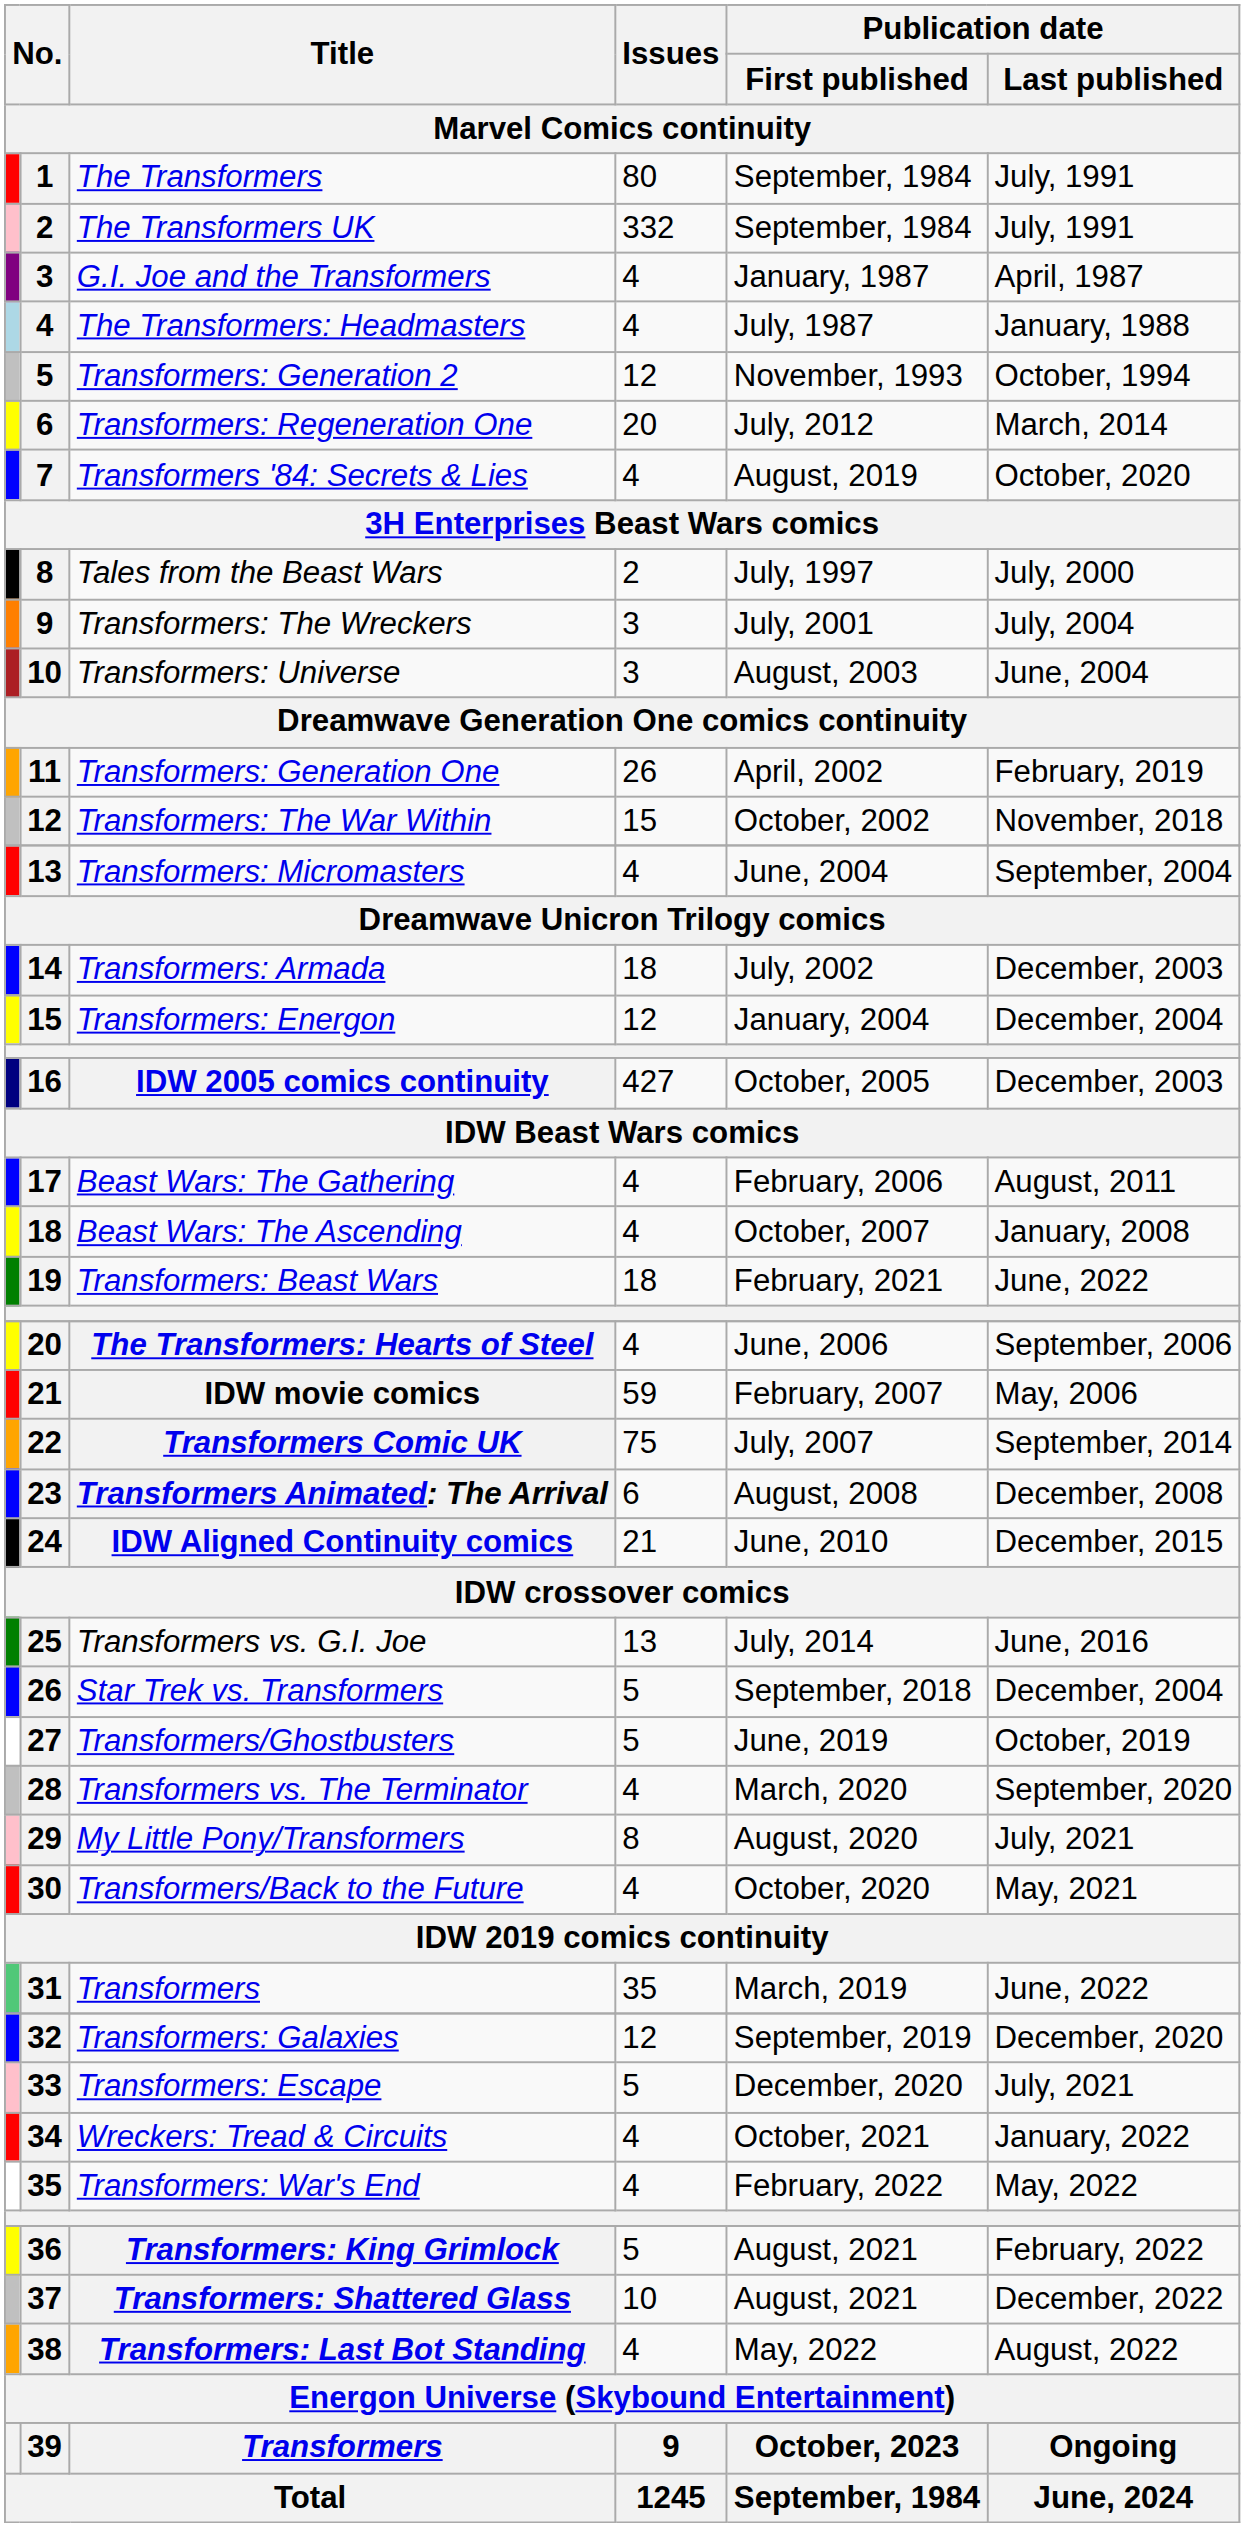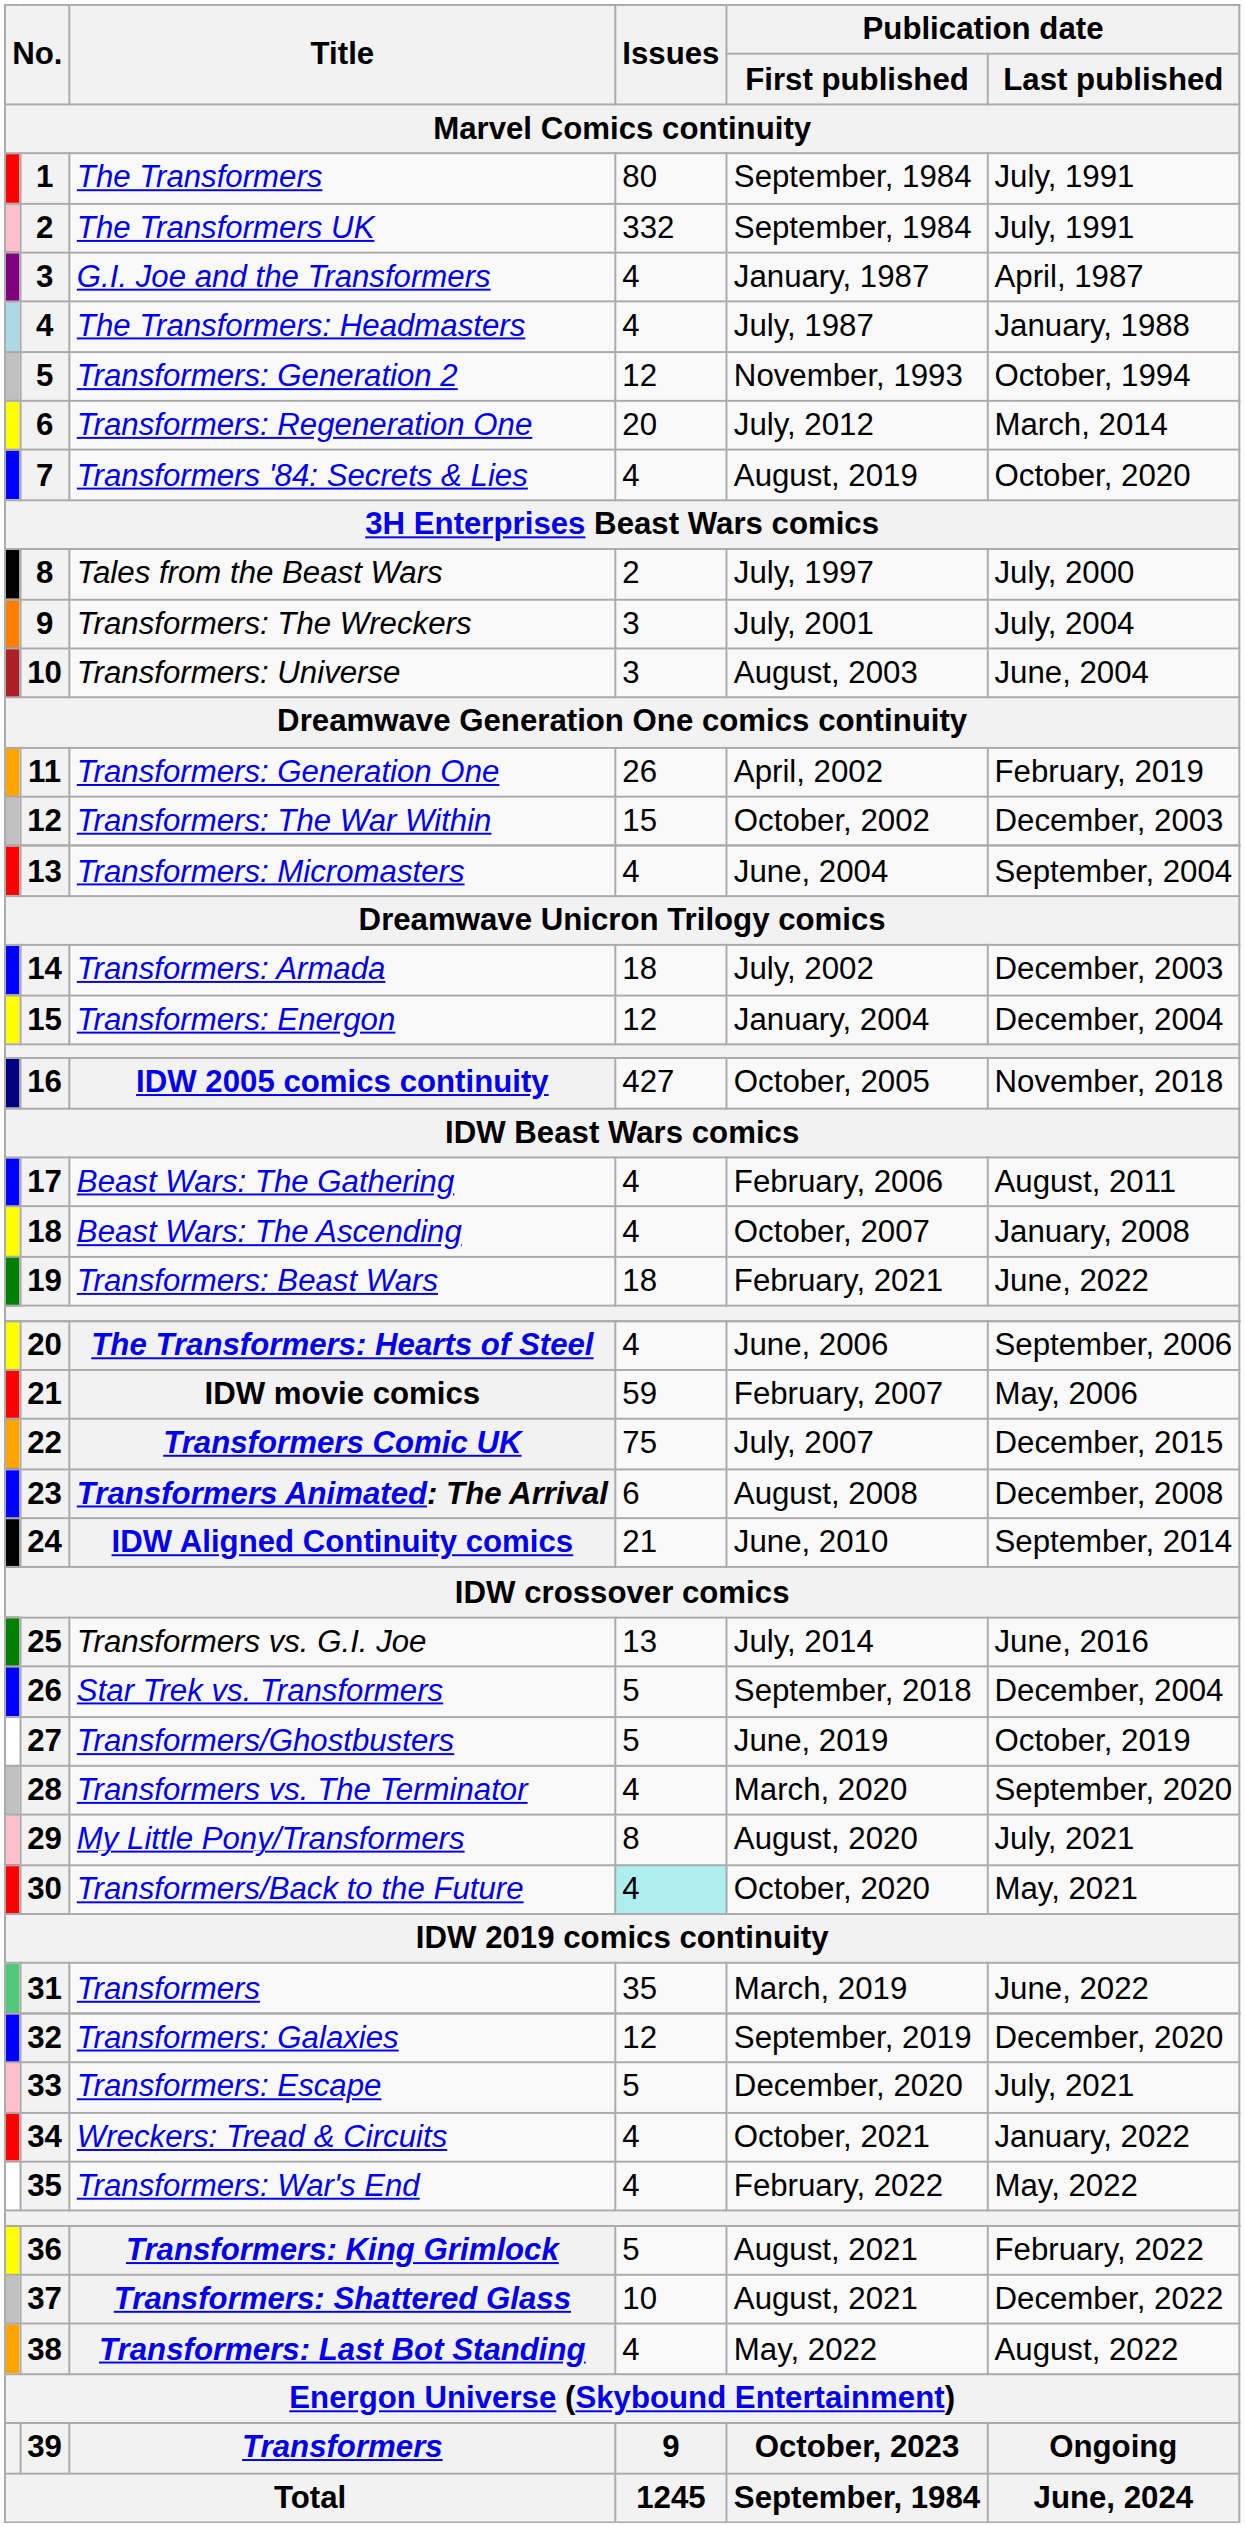(1109, 820) November, 2018 -> (1109, 820) December, 2003
(1109, 1082) December, 2003 -> (1109, 1082) November, 2018
(1113, 1443) September, 2014 -> (1109, 1443) December, 2015
(1109, 1542) December, 2015 -> (1113, 1542) September, 2014
(631, 1888) no background -> (631, 1888) paleturquoise background
